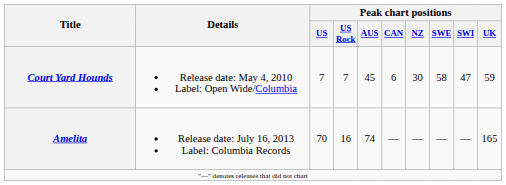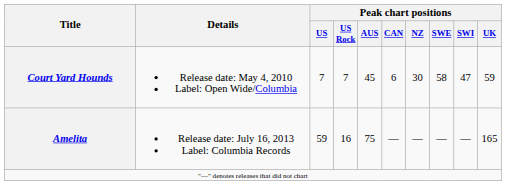(322, 138) 70 -> (322, 138) 59
(370, 138) 74 -> (370, 138) 75
